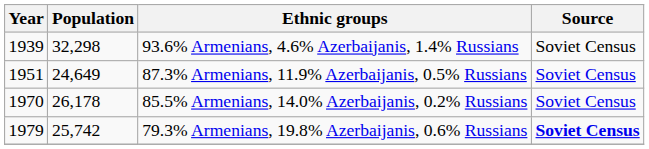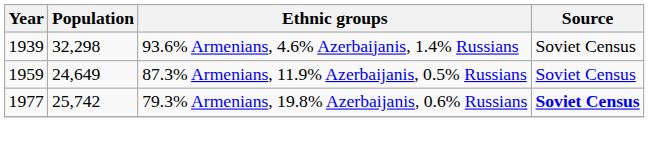(26, 74) 1951 -> (26, 74) 1959
- row: (335, 102)
(26, 130) 1979 -> (26, 102) 1977
